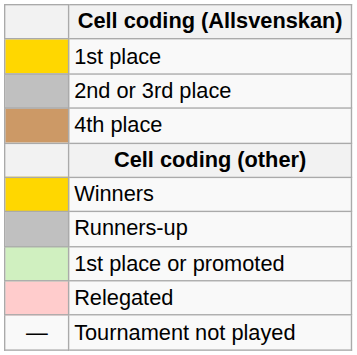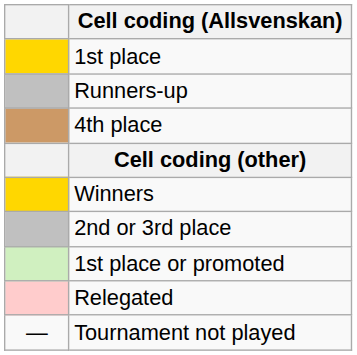rows swapped: (153, 90) <-> (131, 228)
